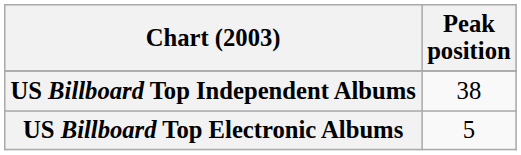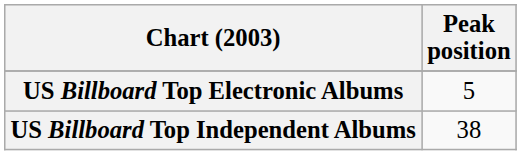rows swapped: (213, 129) <-> (213, 90)
